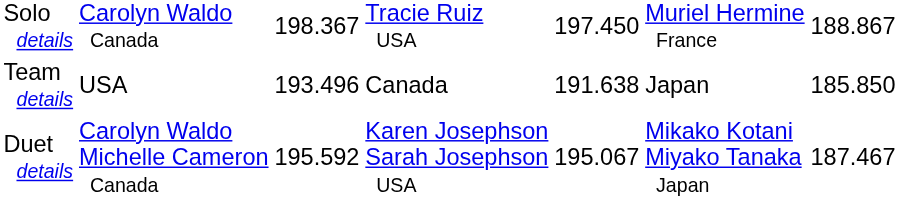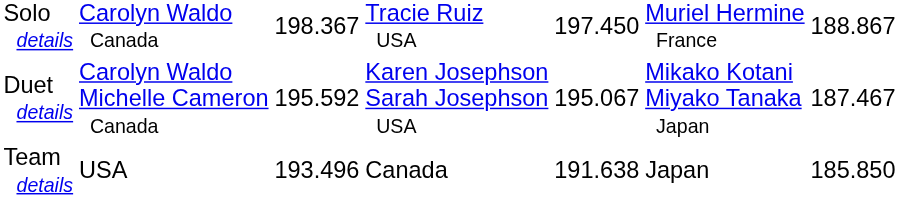rows swapped: (38, 157) <-> (38, 85)
